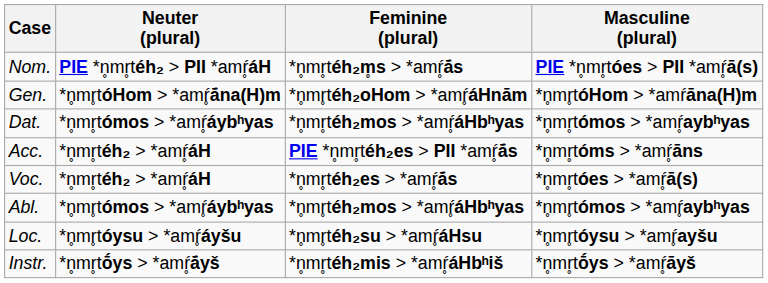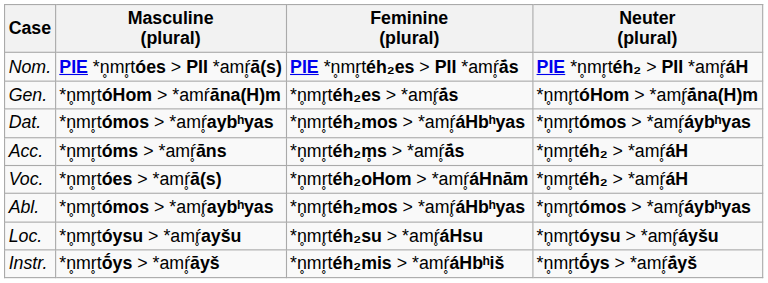columns swapped: (647, 28) <-> (170, 28)
(376, 66) *n̥mr̥téh₂m̥s > *amŕ̥ā́s -> (404, 66) PIE *n̥mr̥téh₂es > PII *amŕ̥ā́s
(408, 94) *n̥mr̥téh₂oHom > *amŕ̥áHnām -> (374, 94) *n̥mr̥téh₂es > *amŕ̥ā́s
(403, 151) PIE *n̥mr̥téh₂es > PII *amŕ̥ā́s -> (377, 151) *n̥mr̥téh₂m̥s > *amŕ̥ā́s
(373, 179) *n̥mr̥téh₂es > *amŕ̥ā́s -> (409, 179) *n̥mr̥téh₂oHom > *amŕ̥áHnām
